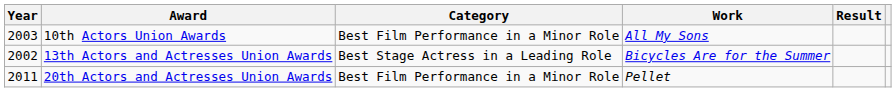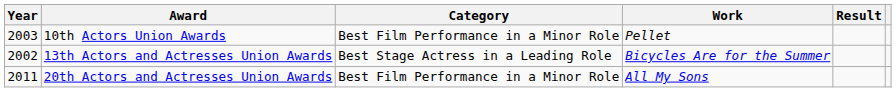(667, 35) All My Sons -> (648, 35) Pellet
(648, 76) Pellet -> (667, 76) All My Sons
